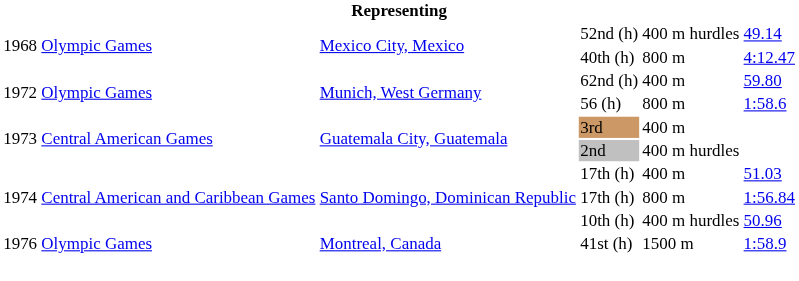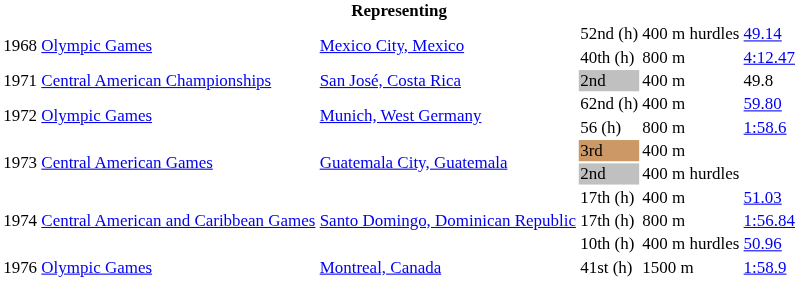+ row: (20, 80)
